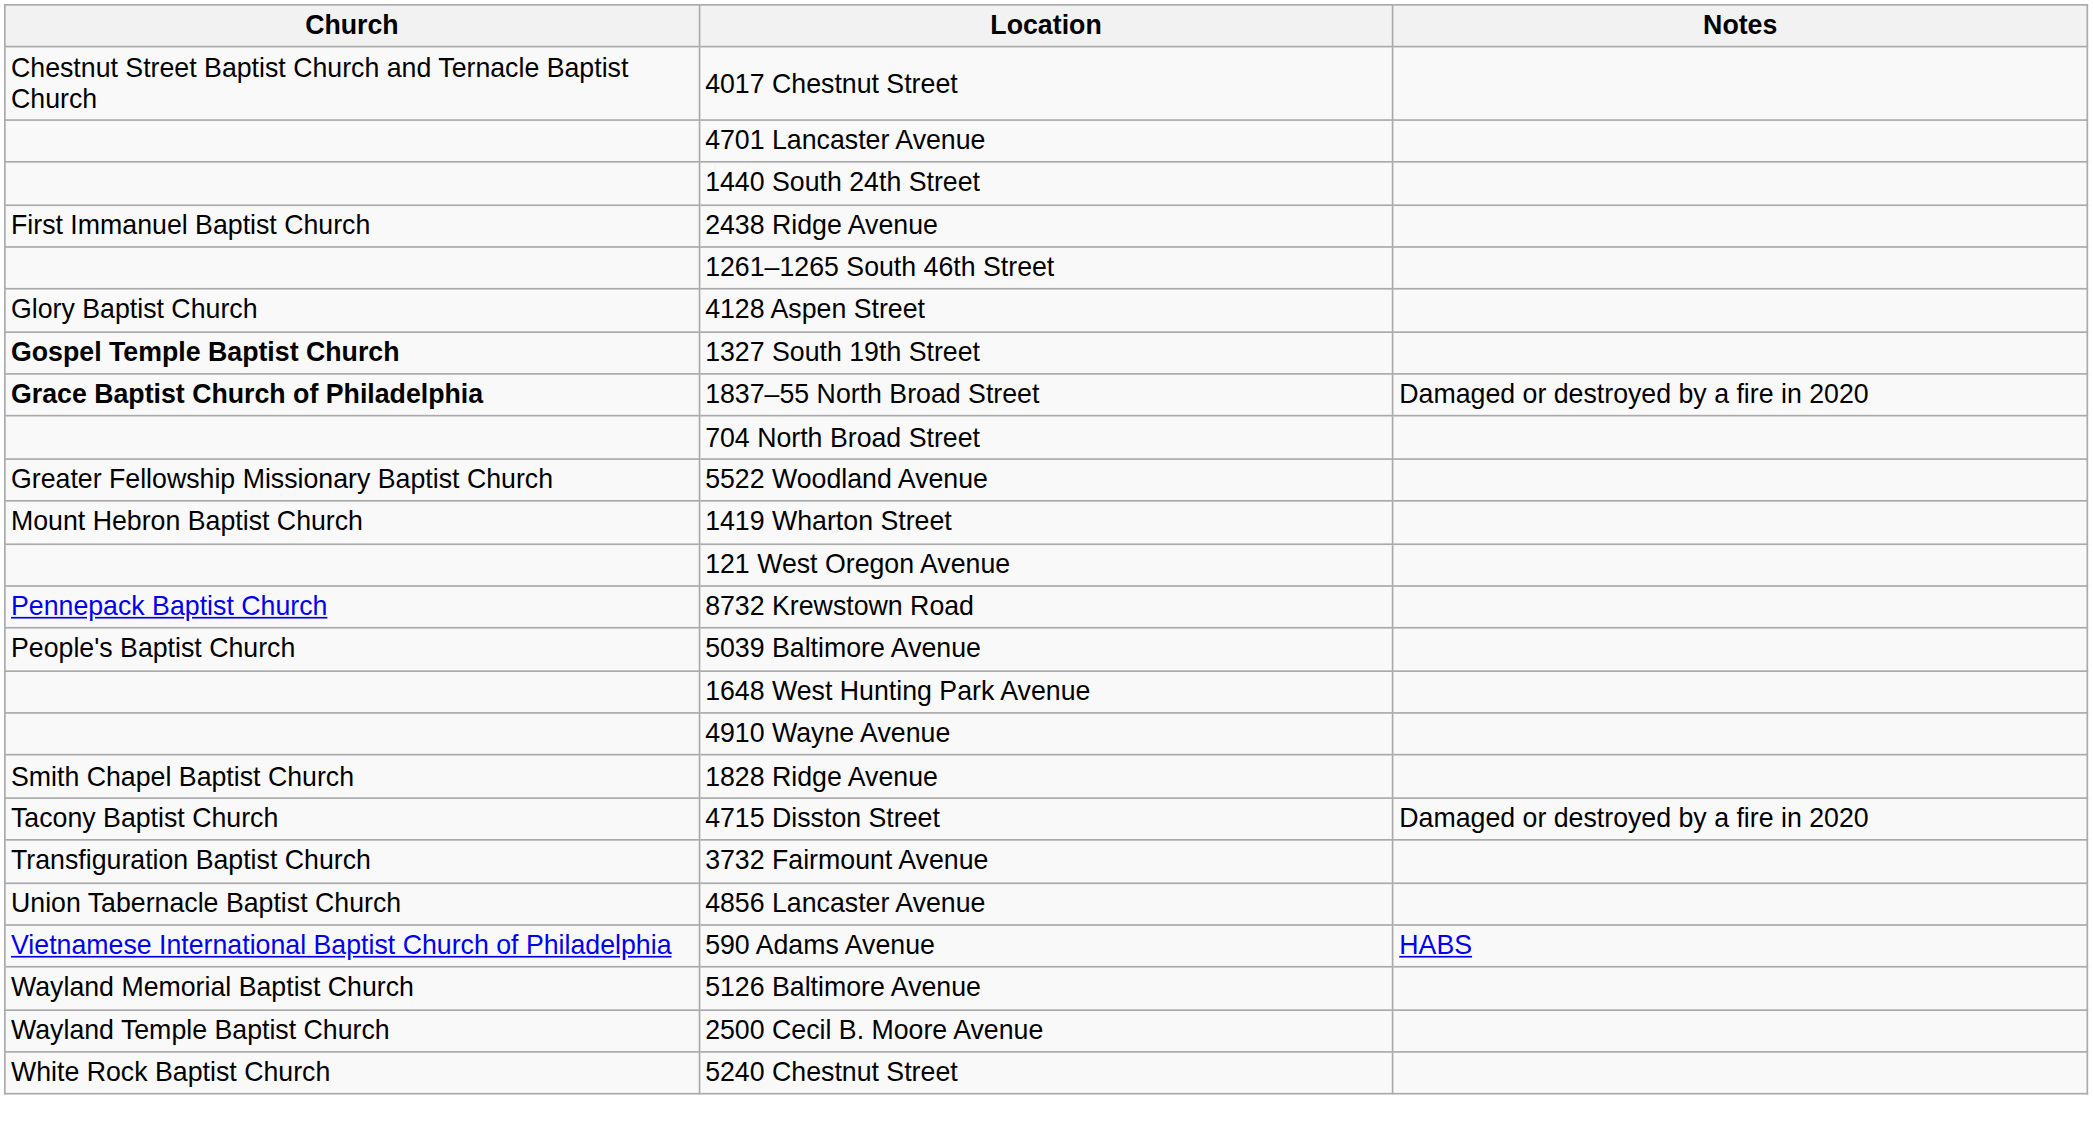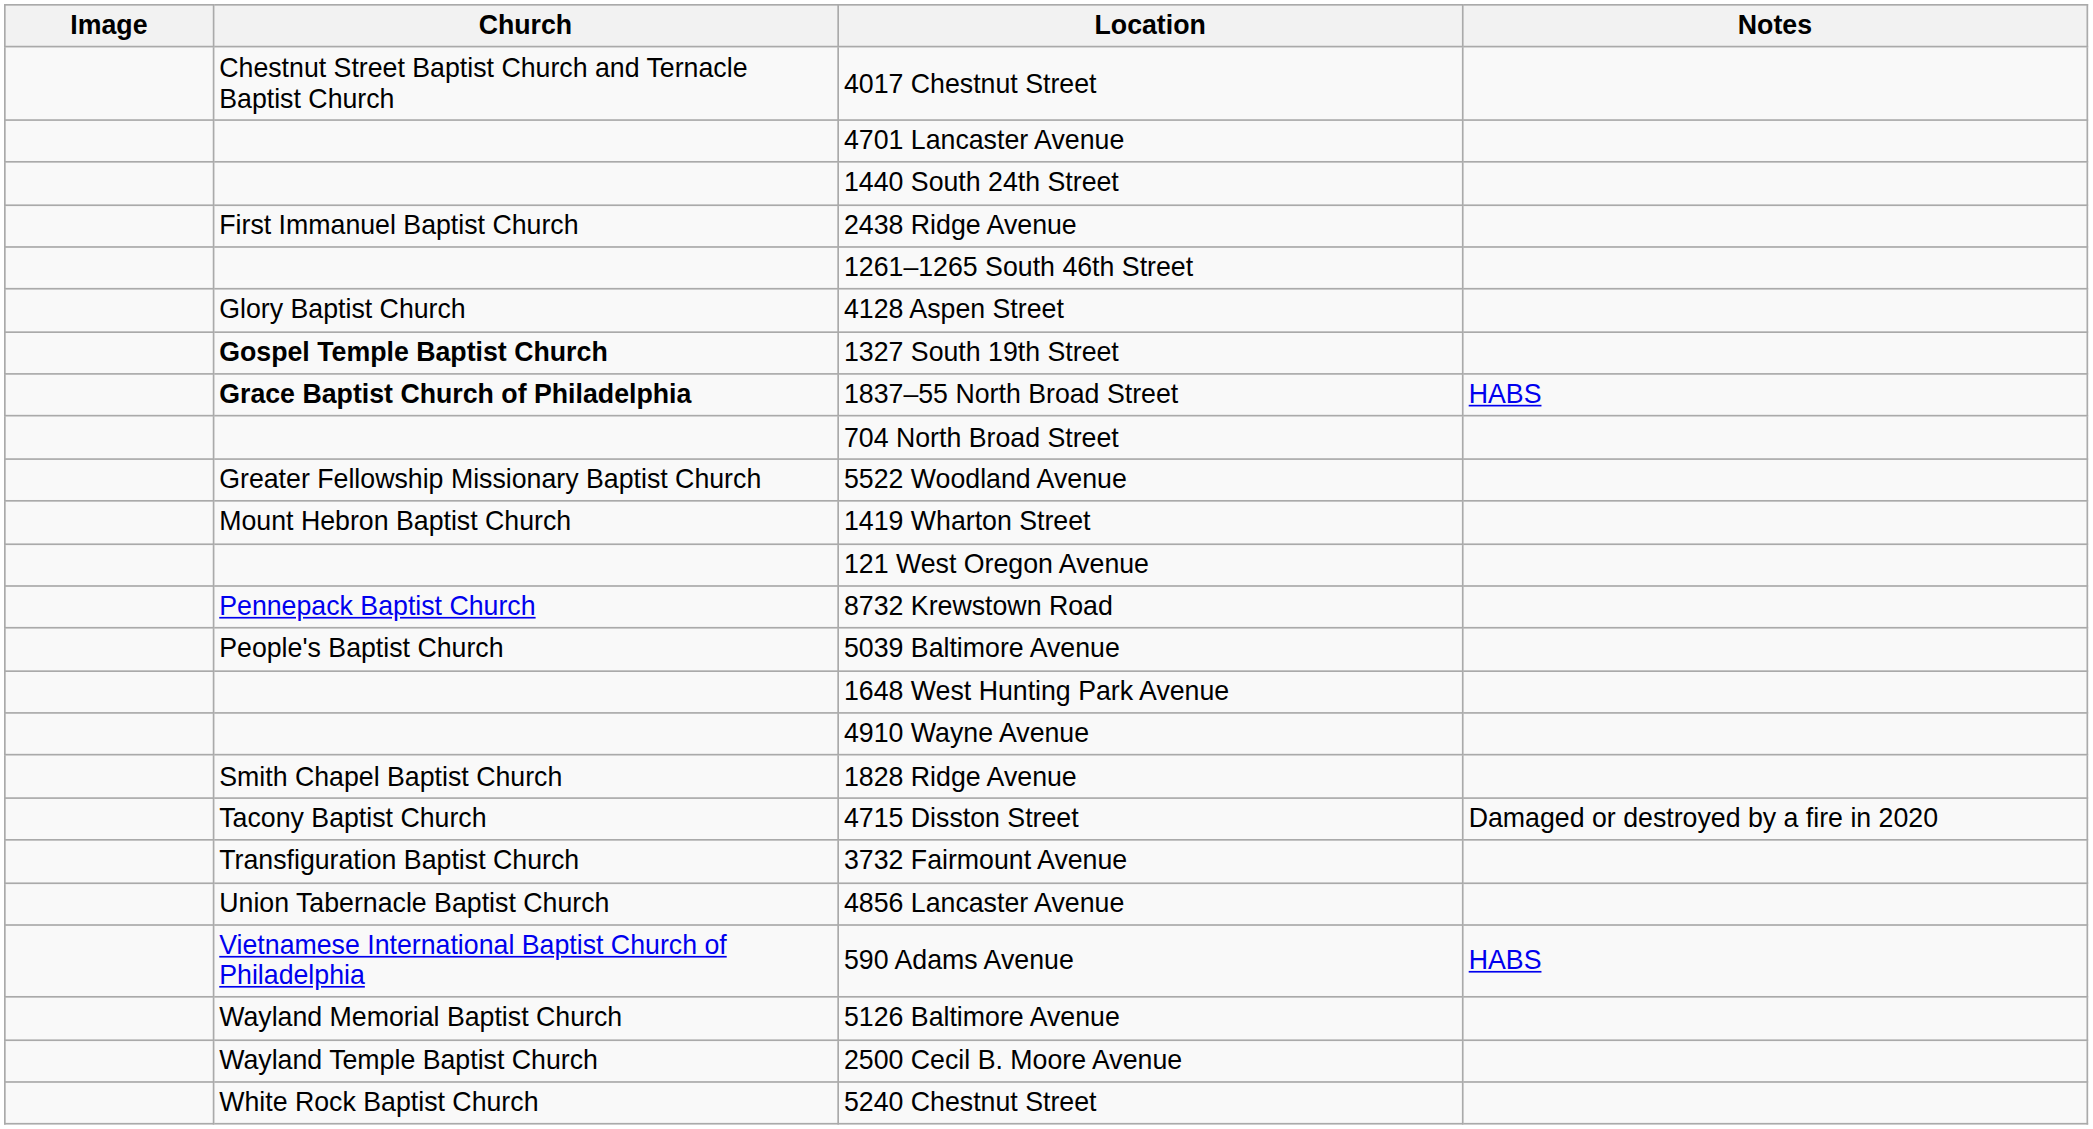+ column: (109, 25)
(1634, 394) Damaged or destroyed by a fire in 2020 -> (1505, 394) HABS
